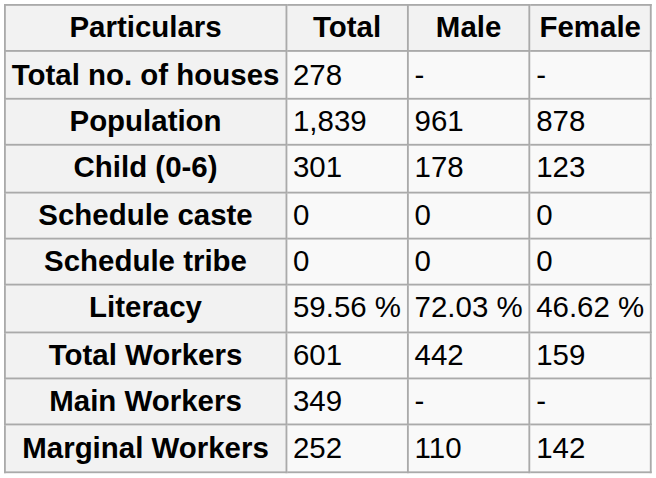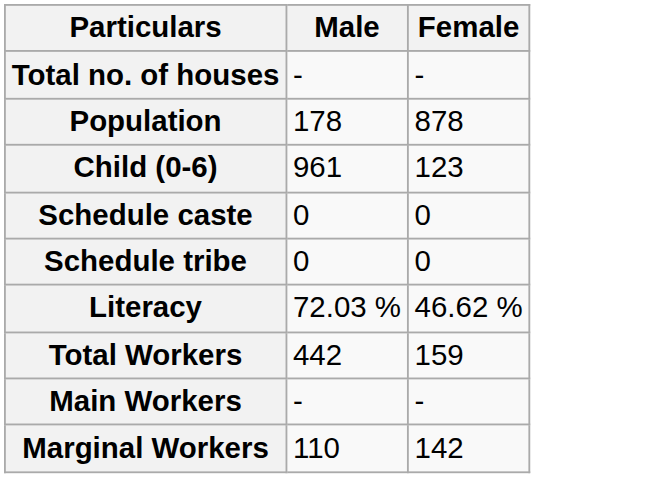- column: (347, 27)
(439, 121) 961 -> (318, 121) 178
(439, 167) 178 -> (318, 167) 961
